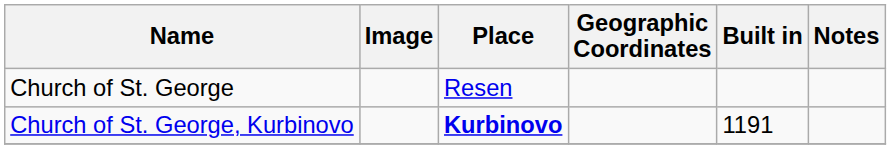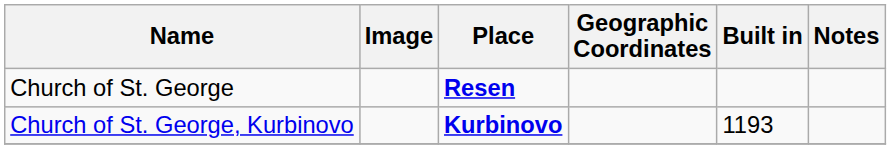(478, 87) normal -> (480, 87) bold
(748, 125) 1191 -> (748, 125) 1193
